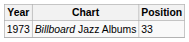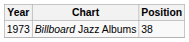(147, 29) 33 -> (147, 29) 38
